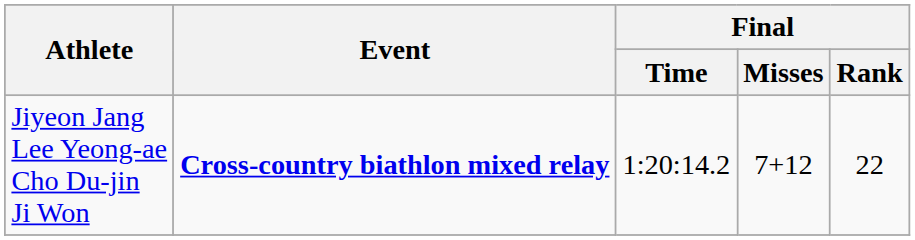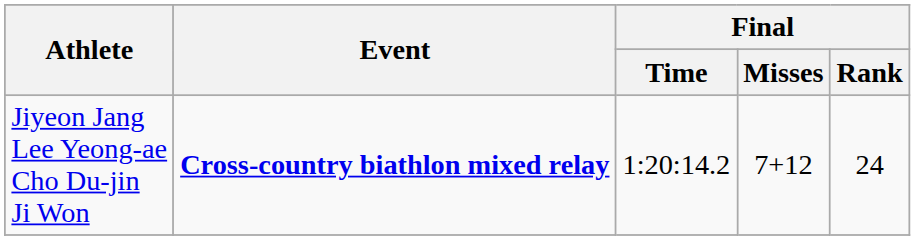(870, 164) 22 -> (870, 164) 24
